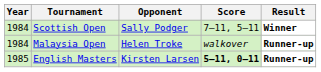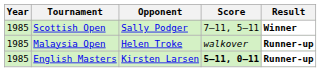(18, 27) 1984 -> (18, 27) 1985
(18, 43) 1984 -> (18, 43) 1985
